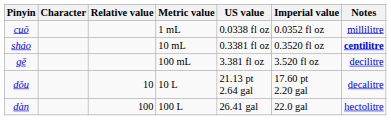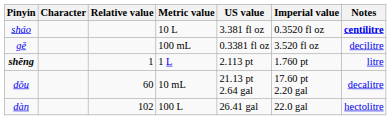- row: (21, 29)
(172, 45) 10 mL -> (168, 29) 10 L
(244, 45) 0.3381 fl oz -> (242, 29) 3.381 fl oz
(242, 62) 3.381 fl oz -> (244, 45) 0.3381 fl oz
+ row: (21, 62)
(148, 84) 10 -> (148, 84) 60
(168, 84) 10 L -> (172, 84) 10 mL
(146, 106) 100 -> (146, 106) 102
